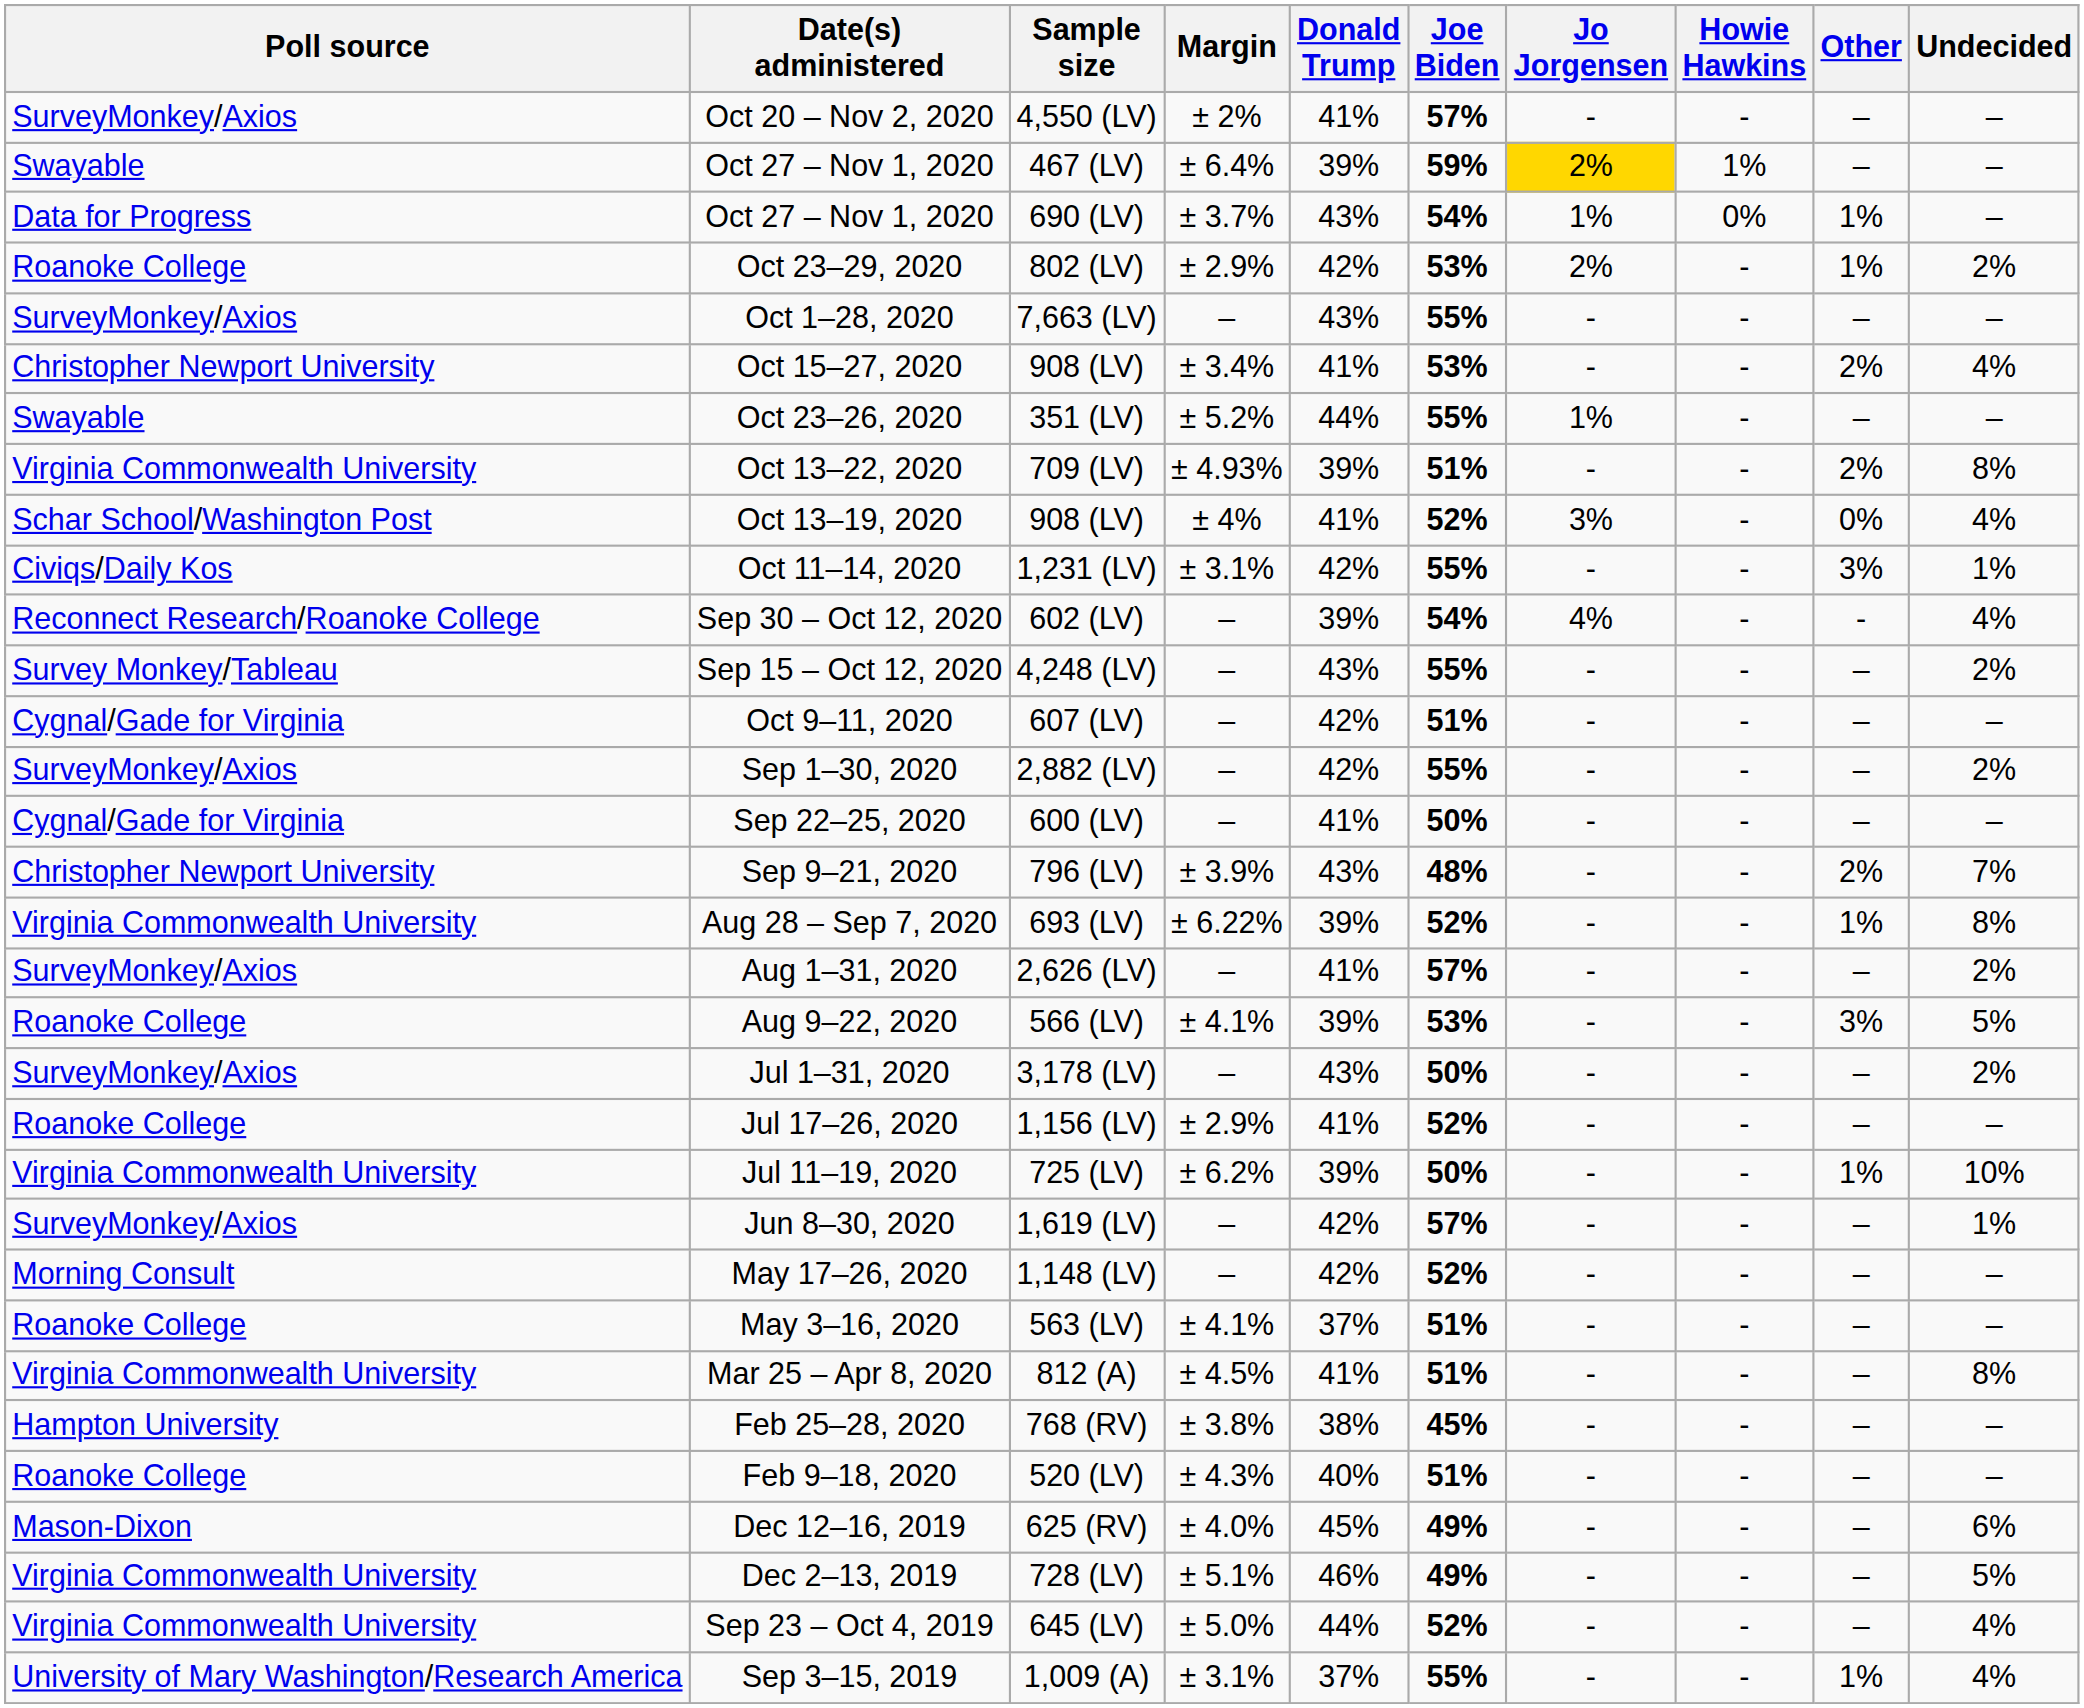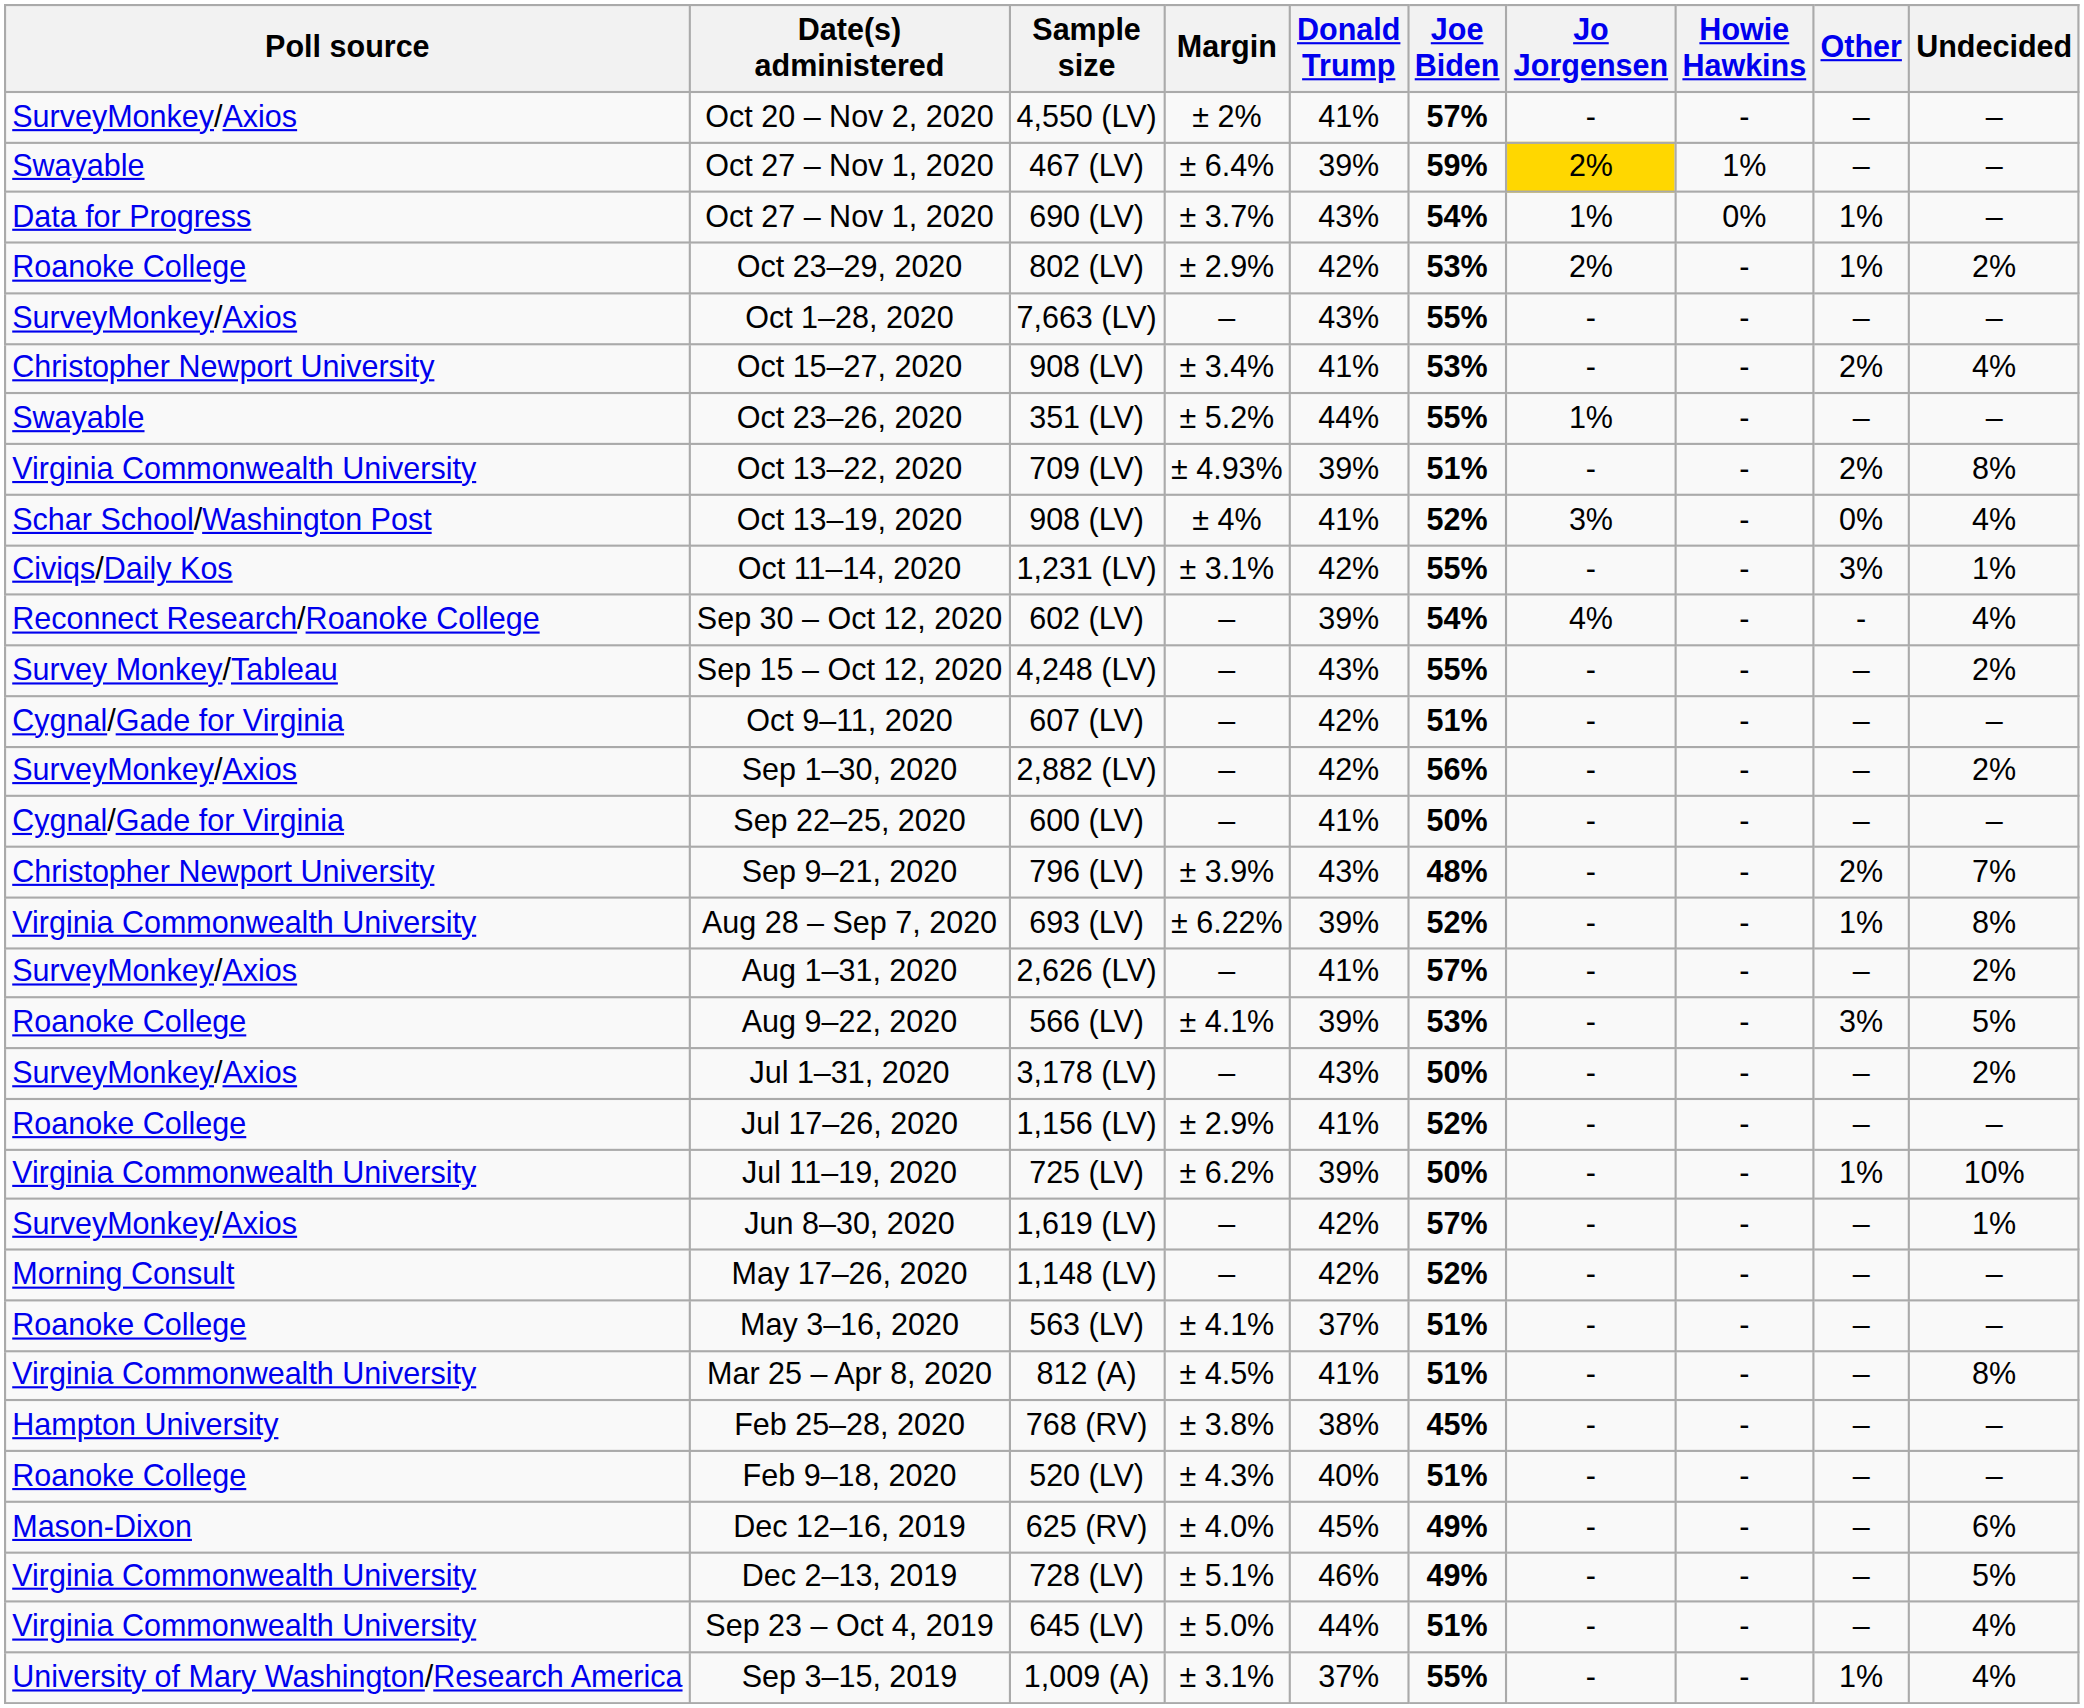(1457, 771) 55% -> (1457, 771) 56%
(1457, 1626) 52% -> (1457, 1626) 51%
